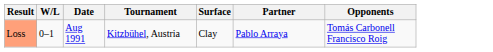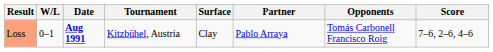+ column: (452, 12)
(75, 33) normal -> (75, 33) bold
